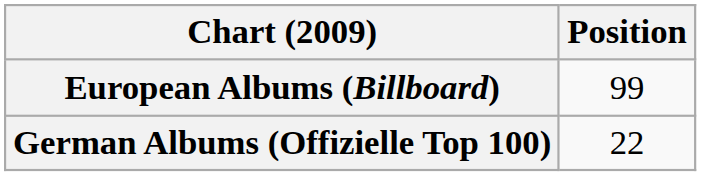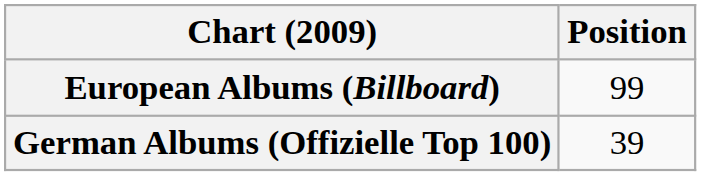(627, 142) 22 -> (627, 142) 39
